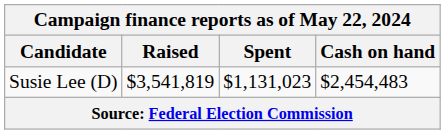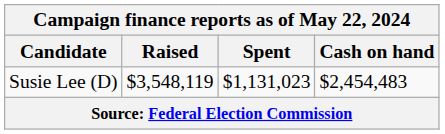(170, 81) $3,541,819 -> (170, 81) $3,548,119
